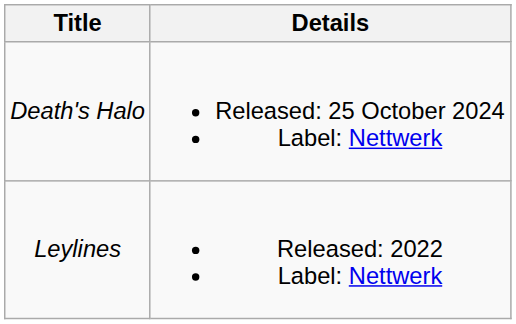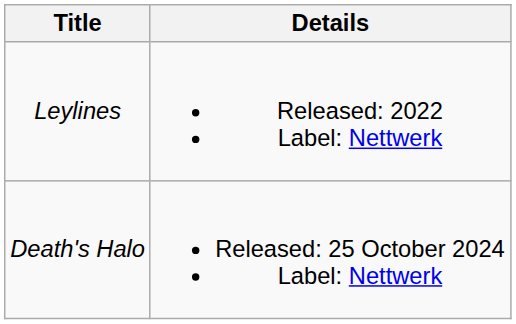rows swapped: (78, 249) <-> (78, 111)
